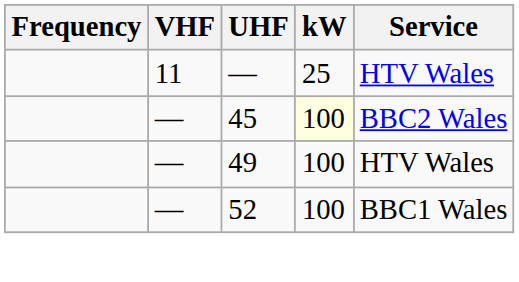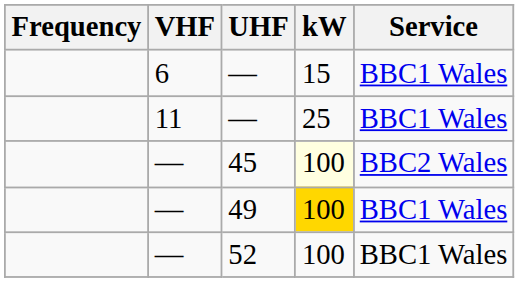+ row: (162, 72)
(427, 72) HTV Wales -> (434, 118) BBC1 Wales
(323, 163) no background -> (323, 208) gold background
(427, 163) HTV Wales -> (434, 208) BBC1 Wales
